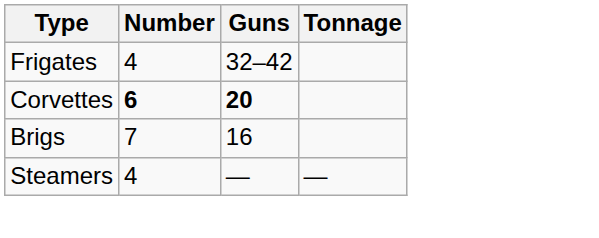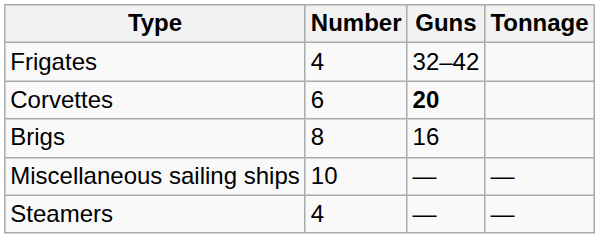(131, 99) bold -> (318, 99) normal
(131, 137) 7 -> (318, 137) 8
+ row: (155, 175)
